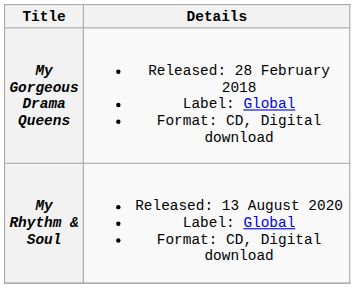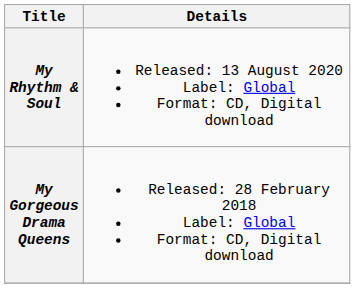rows swapped: (44, 96) <-> (44, 223)
